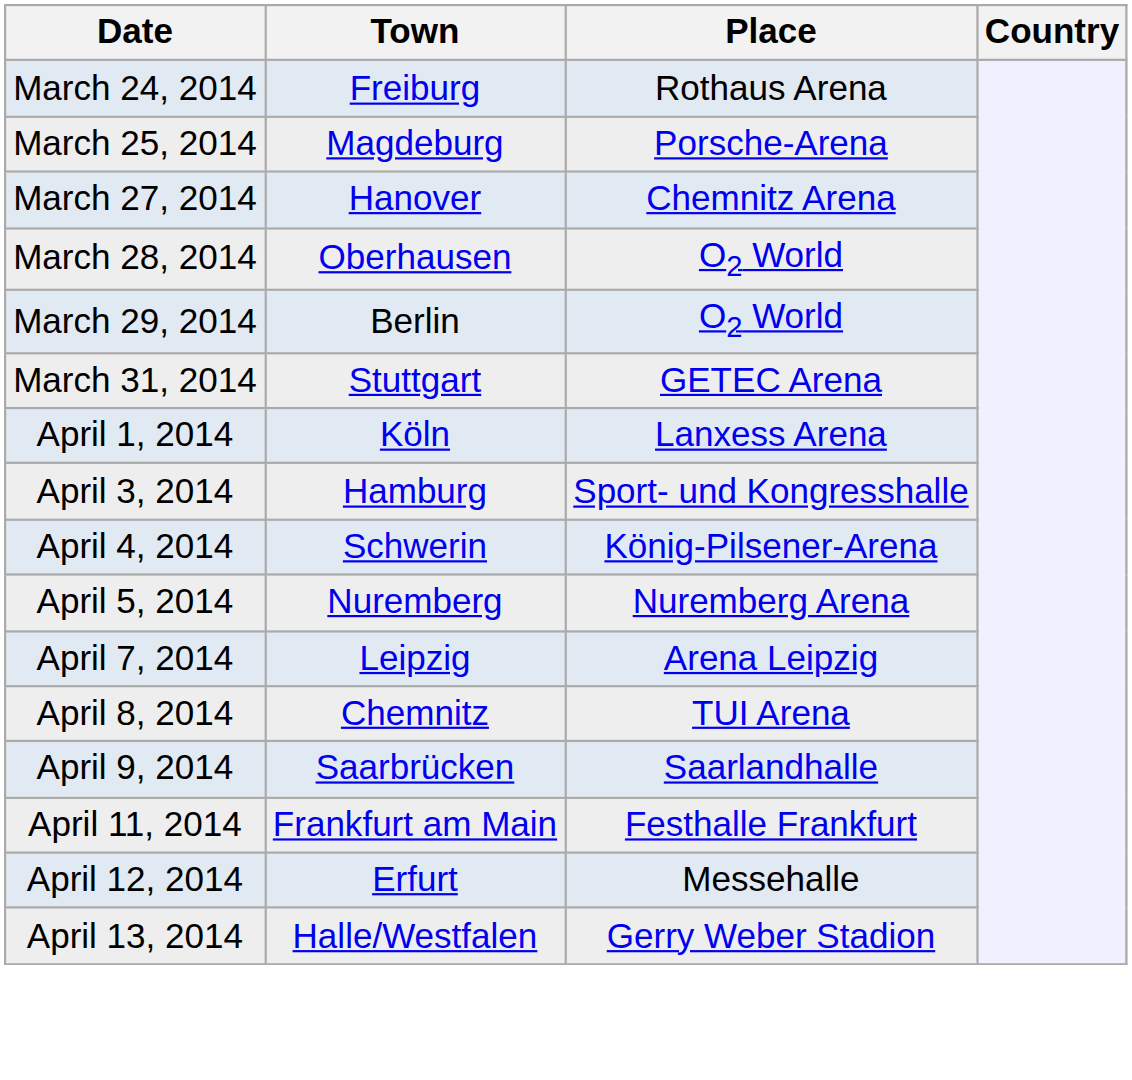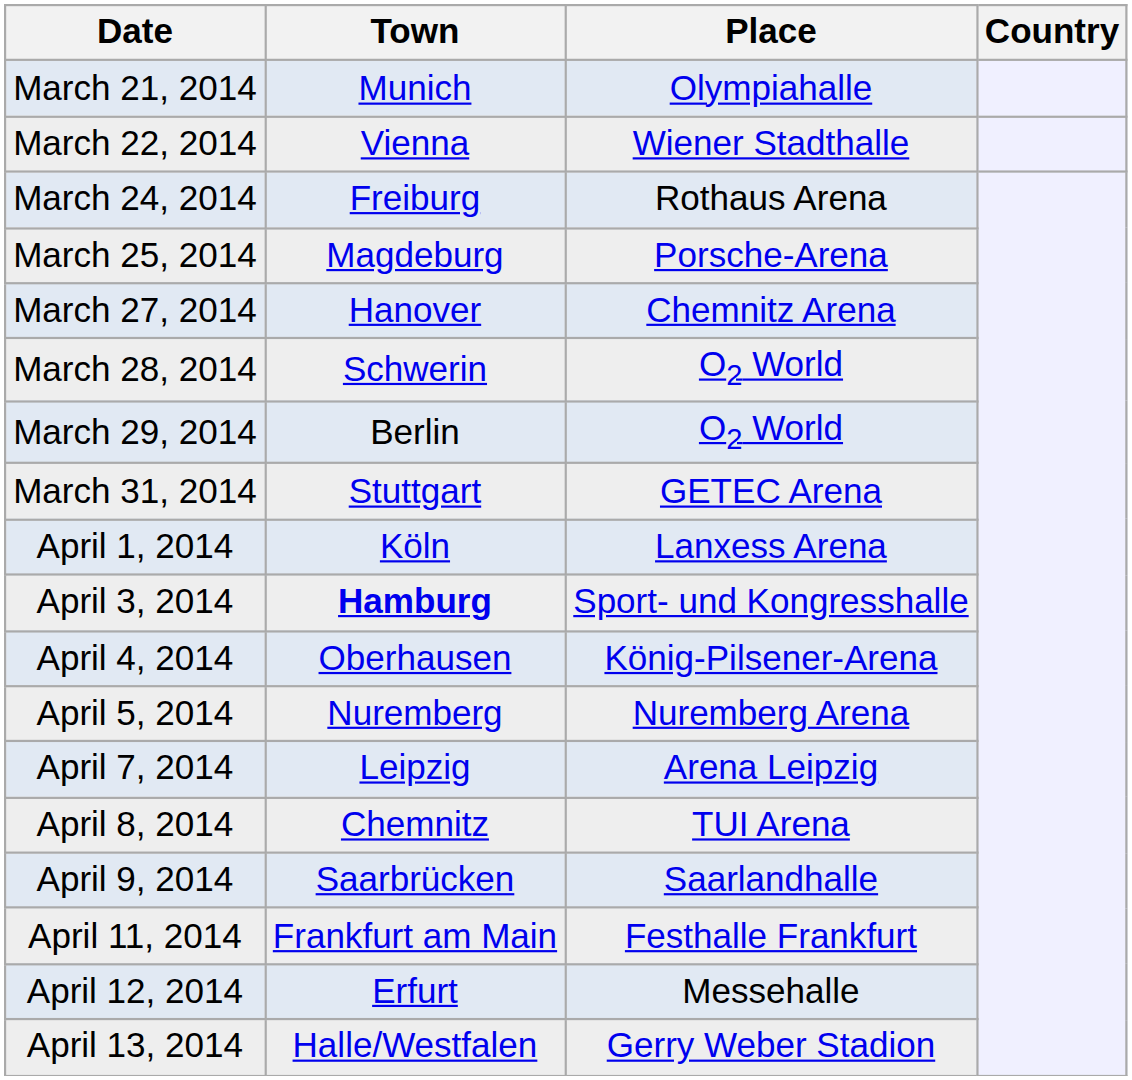+ row: (135, 87)
+ row: (135, 143)
(415, 258) Oberhausen -> (415, 369) Schwerin
(415, 490) normal -> (415, 601) bold
(415, 546) Schwerin -> (415, 657) Oberhausen
